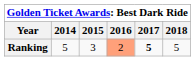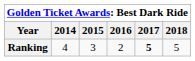(65, 47) 5 -> (65, 47) 4
(121, 47) lightsalmon background -> (121, 47) no background
